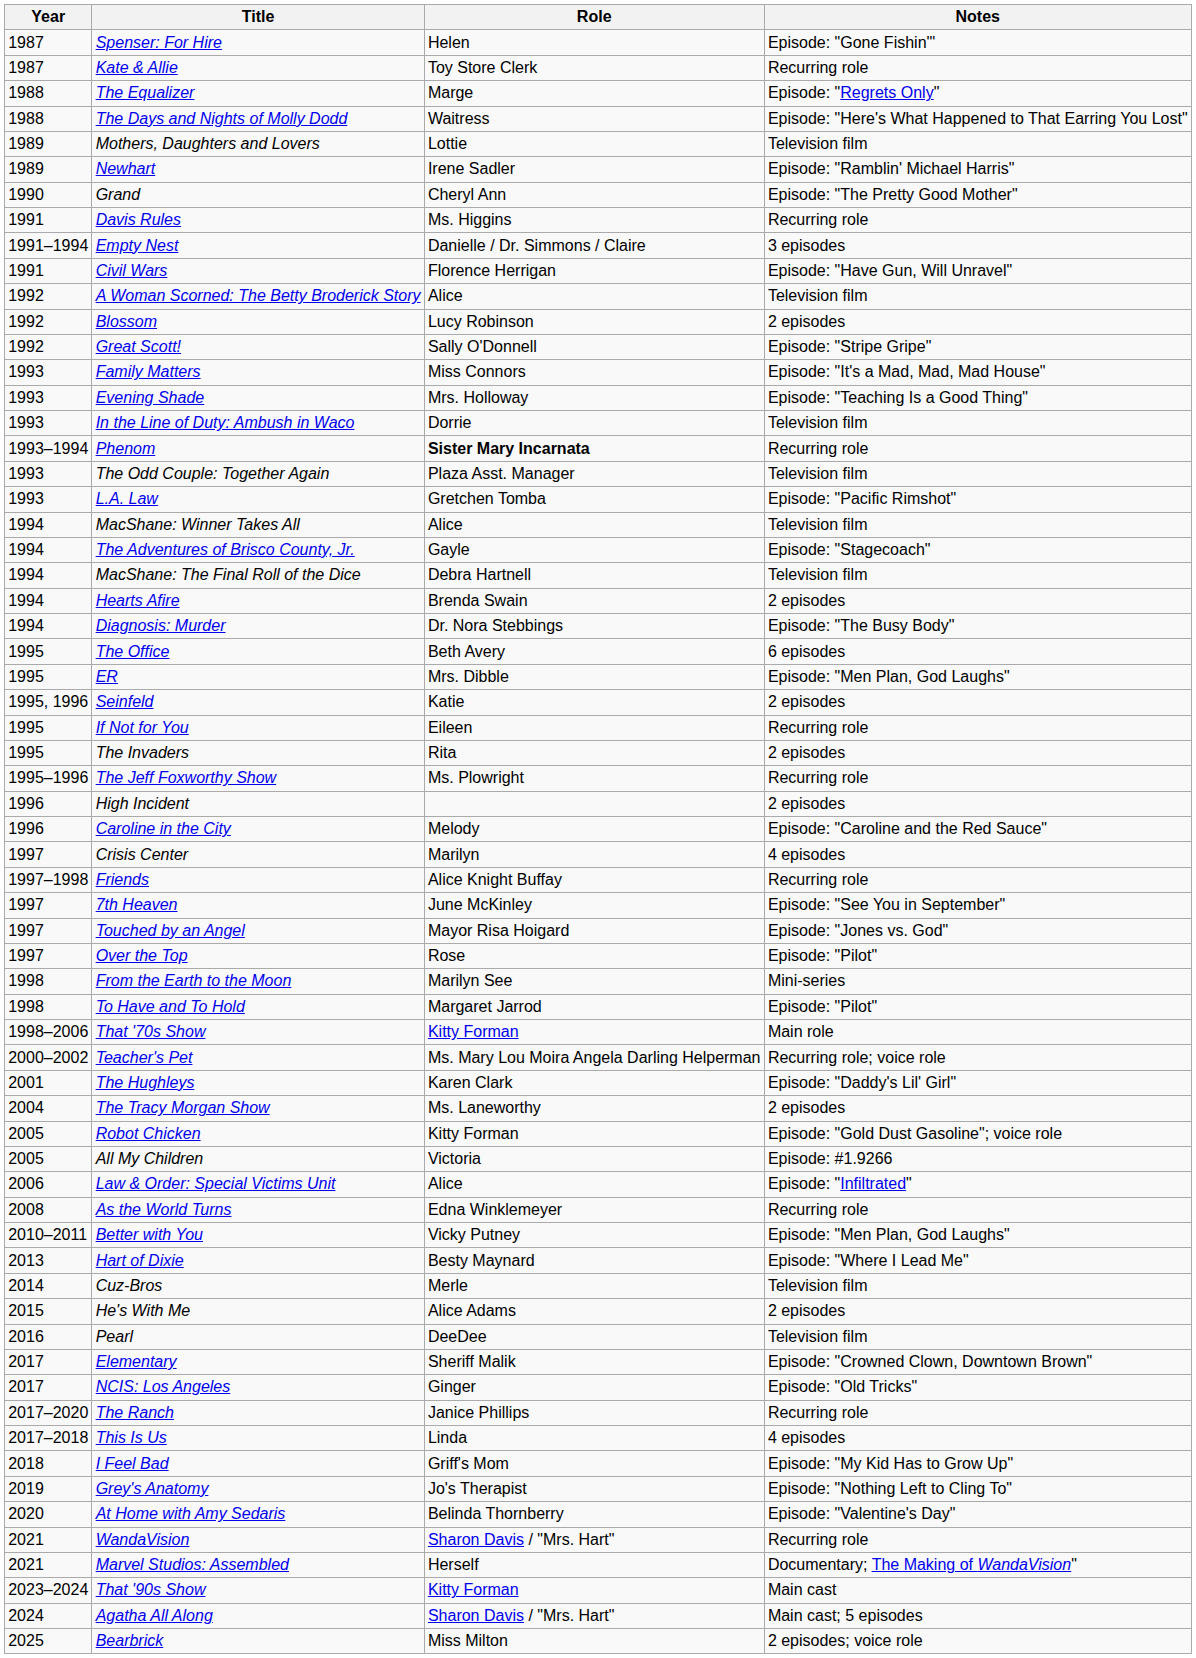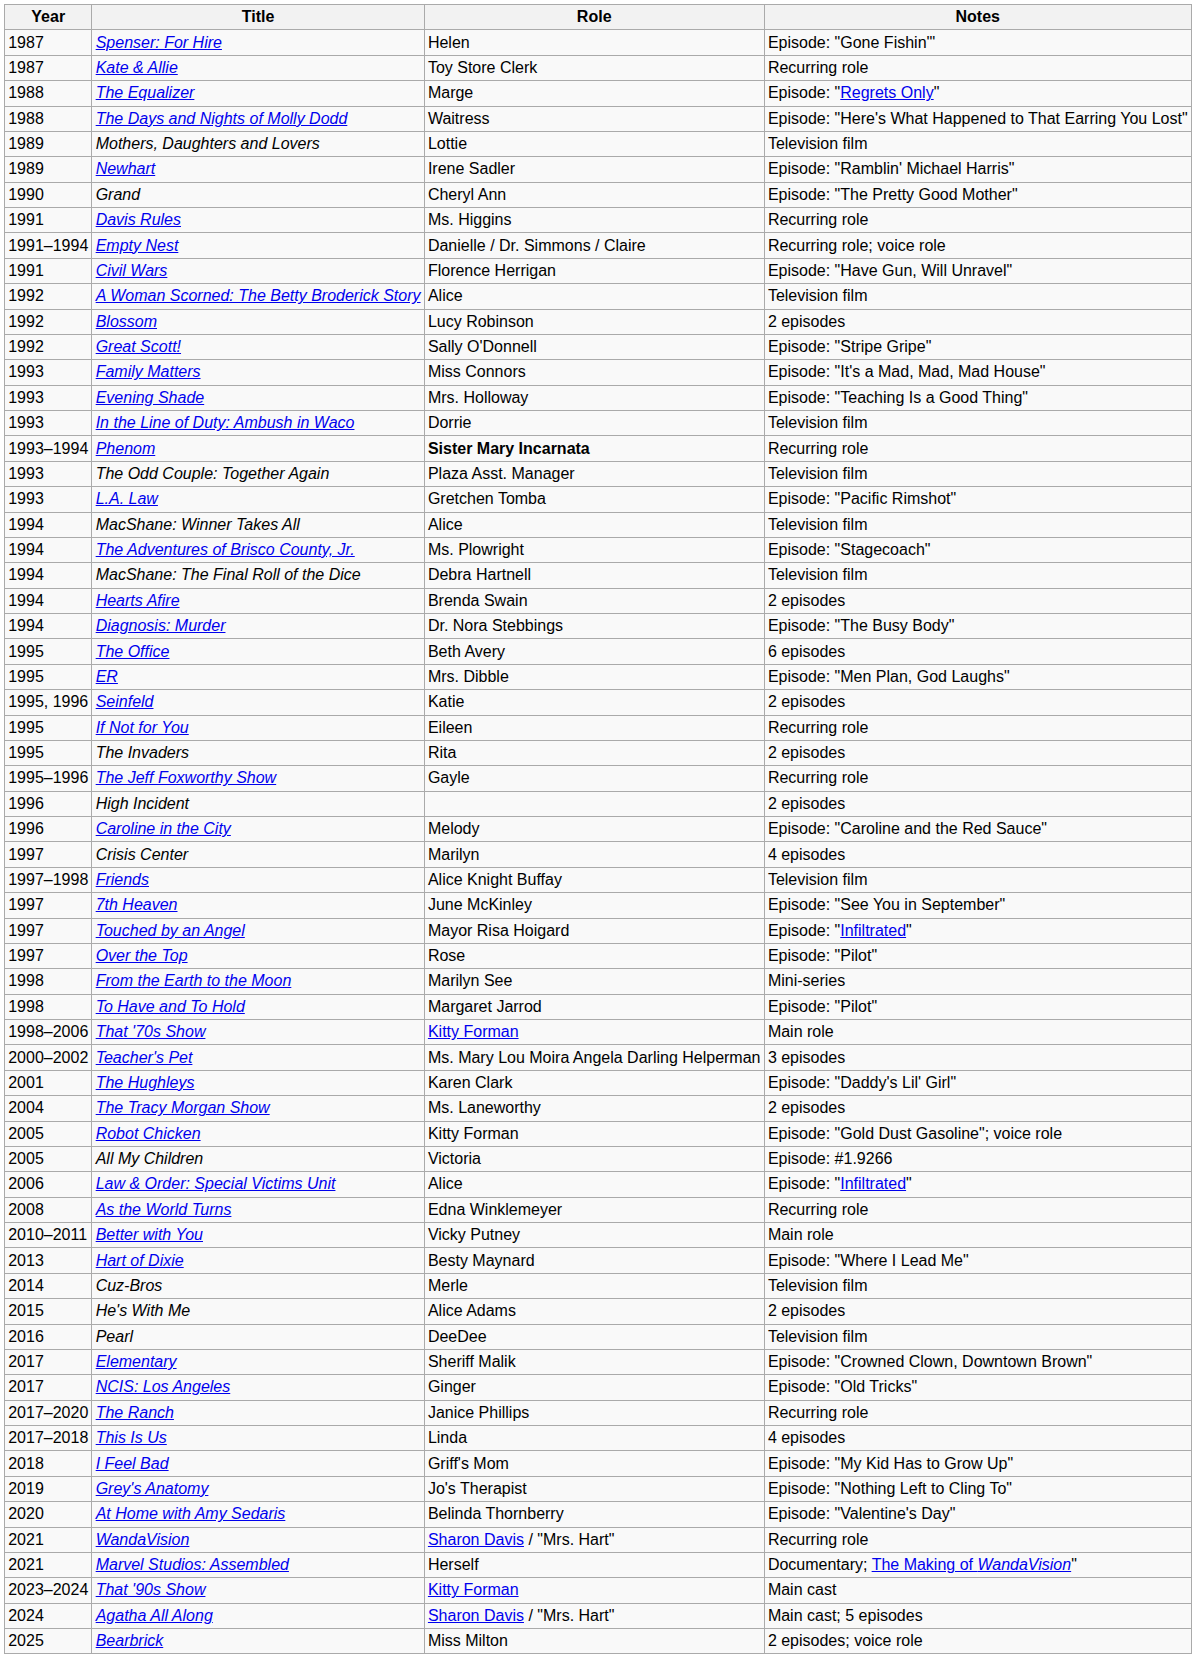(807, 245) 3 episodes -> (857, 245) Recurring role; voice role
(449, 550) Gayle -> (476, 550) Ms. Plowright
(476, 778) Ms. Plowright -> (449, 778) Gayle
(818, 879) Recurring role -> (818, 879) Television film
(858, 930) Episode: "Jones vs. God" -> (840, 930) Episode: "Infiltrated"
(857, 1057) Recurring role; voice role -> (807, 1057) 3 episodes
(889, 1235) Episode: "Men Plan, God Laughs" -> (801, 1235) Main role
